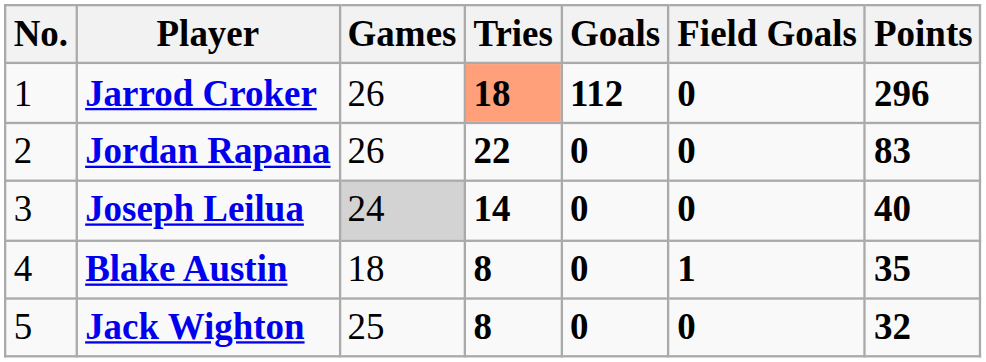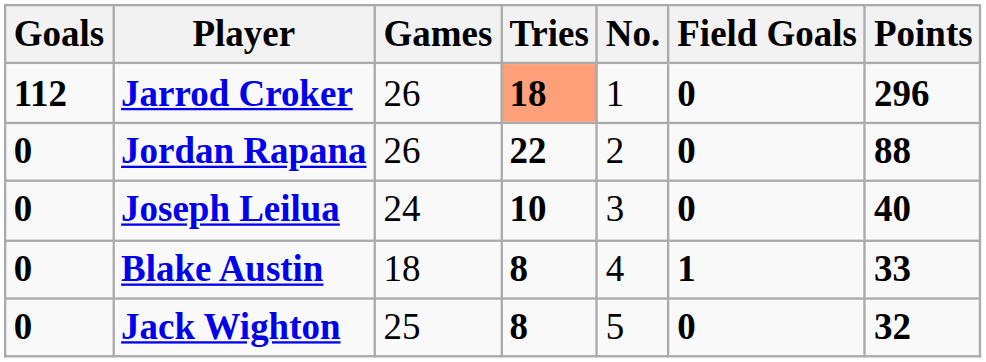columns swapped: (41, 33) <-> (615, 33)
(892, 151) 83 -> (892, 151) 88
(366, 209) lightgrey background -> (402, 209) no background
(492, 209) 14 -> (528, 209) 10
(892, 268) 35 -> (892, 268) 33
